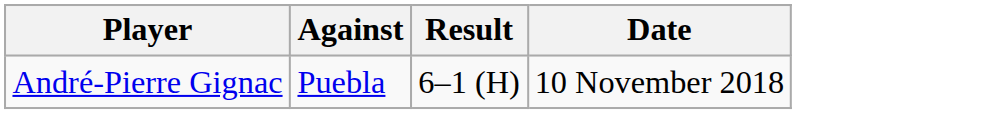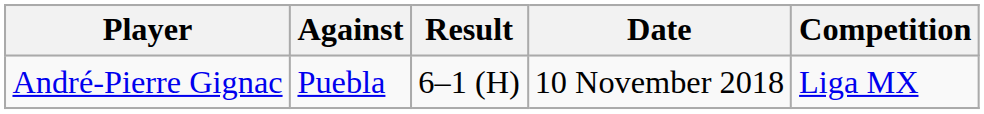+ column: (885, 30)
